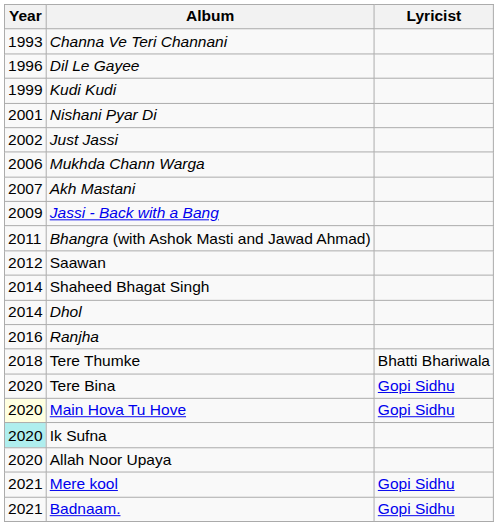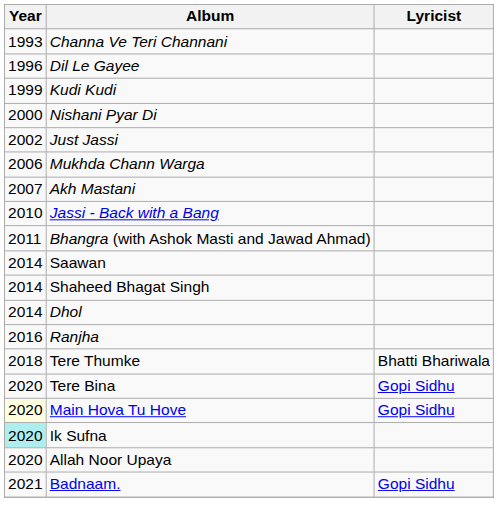(25, 115) 2001 -> (25, 115) 2000
(25, 213) 2009 -> (25, 213) 2010
(25, 262) 2012 -> (25, 262) 2014
- row: (84, 484)
